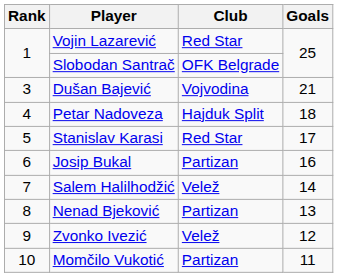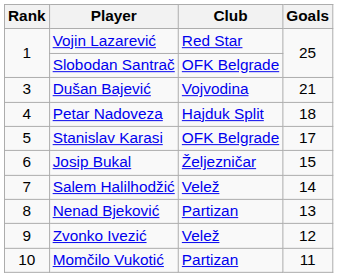(212, 138) Red Star -> (231, 138) OFK Belgrade
(210, 162) Partizan -> (219, 162) Željezničar
(308, 162) 16 -> (308, 162) 15
